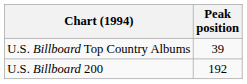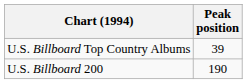(218, 68) 192 -> (218, 68) 190
